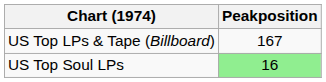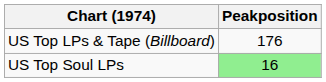(270, 41) 167 -> (270, 41) 176
